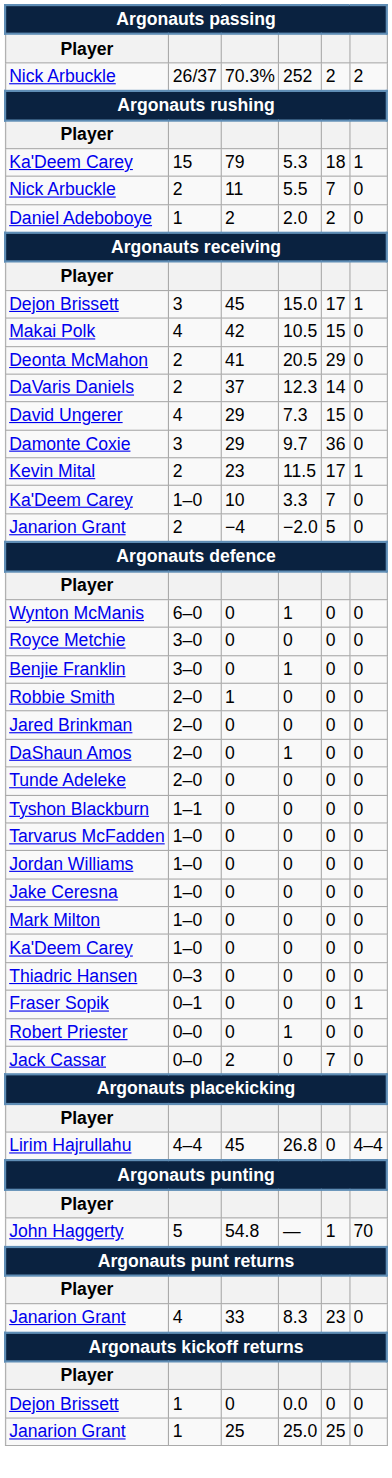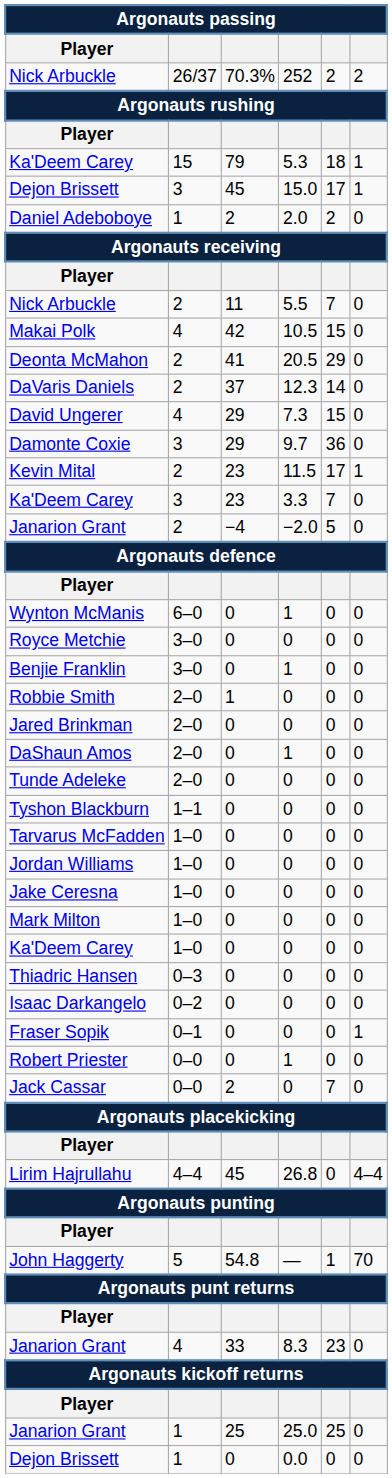rows swapped: (62, 190) <-> (64, 304)
(187, 499) 1–0 -> (178, 499) 3
(235, 499) 10 -> (235, 499) 23
+ row: (78, 1004)
rows swapped: (67, 1431) <-> (64, 1403)
